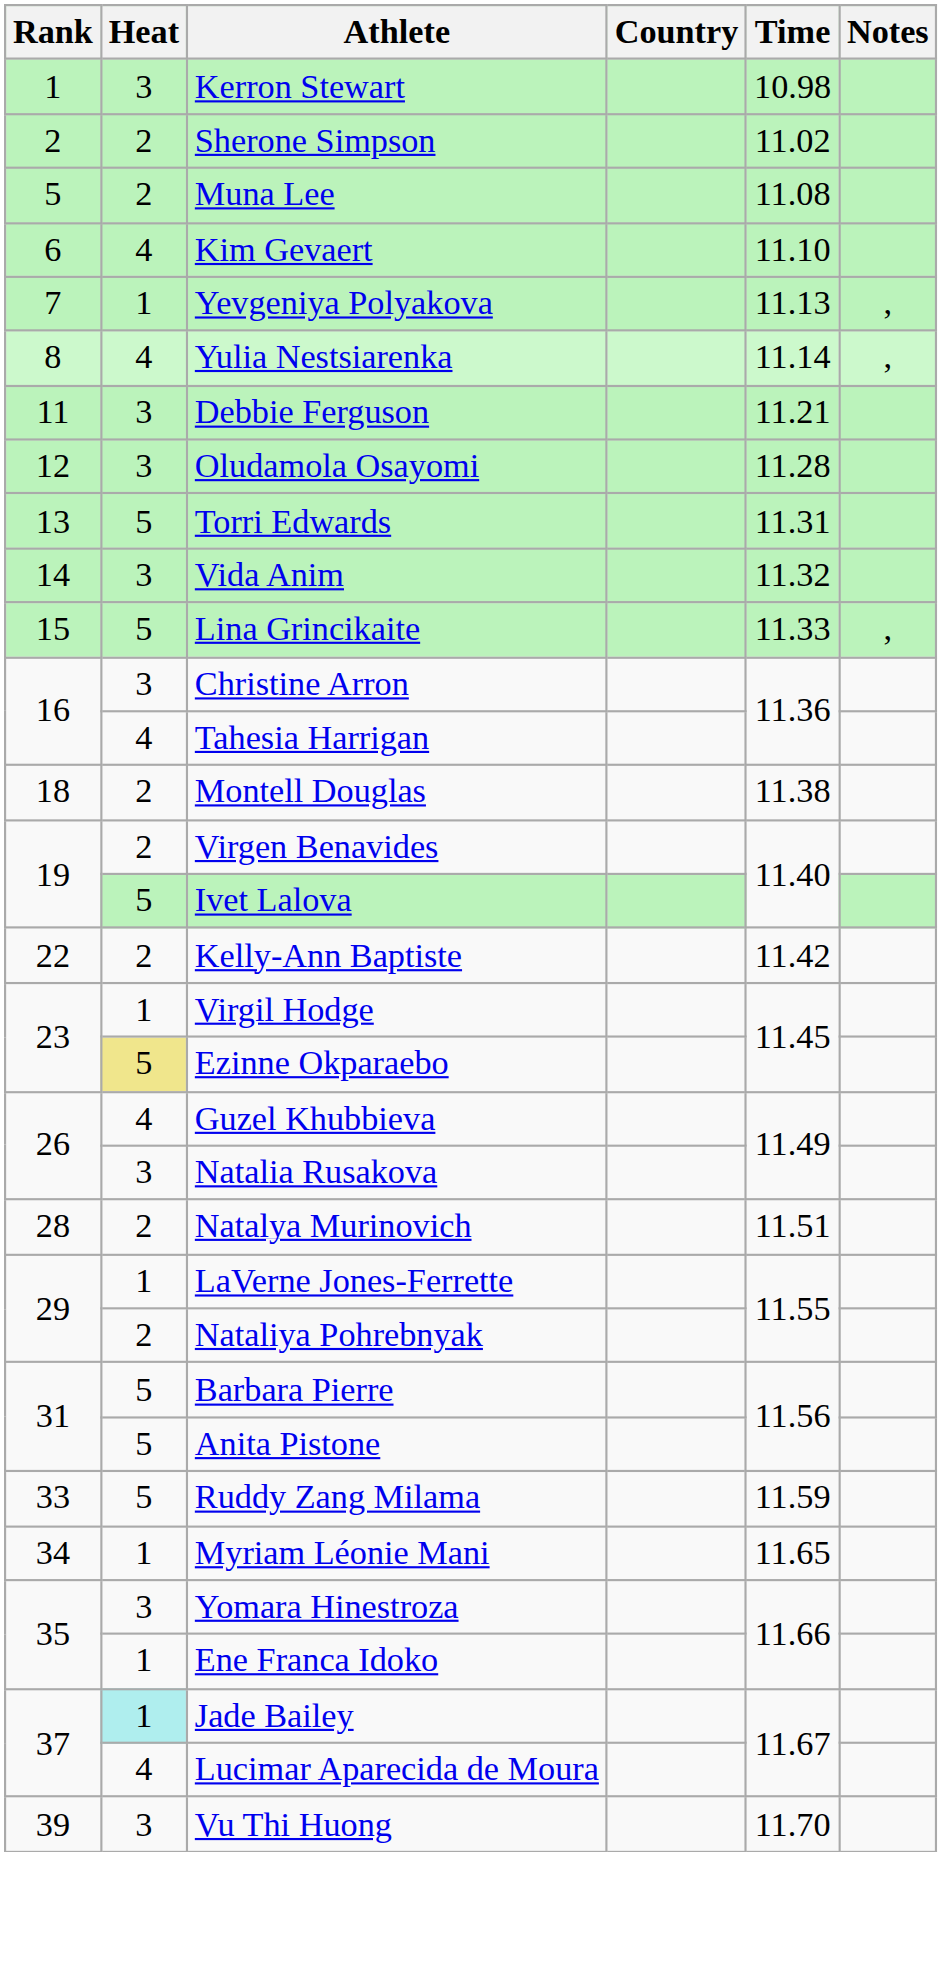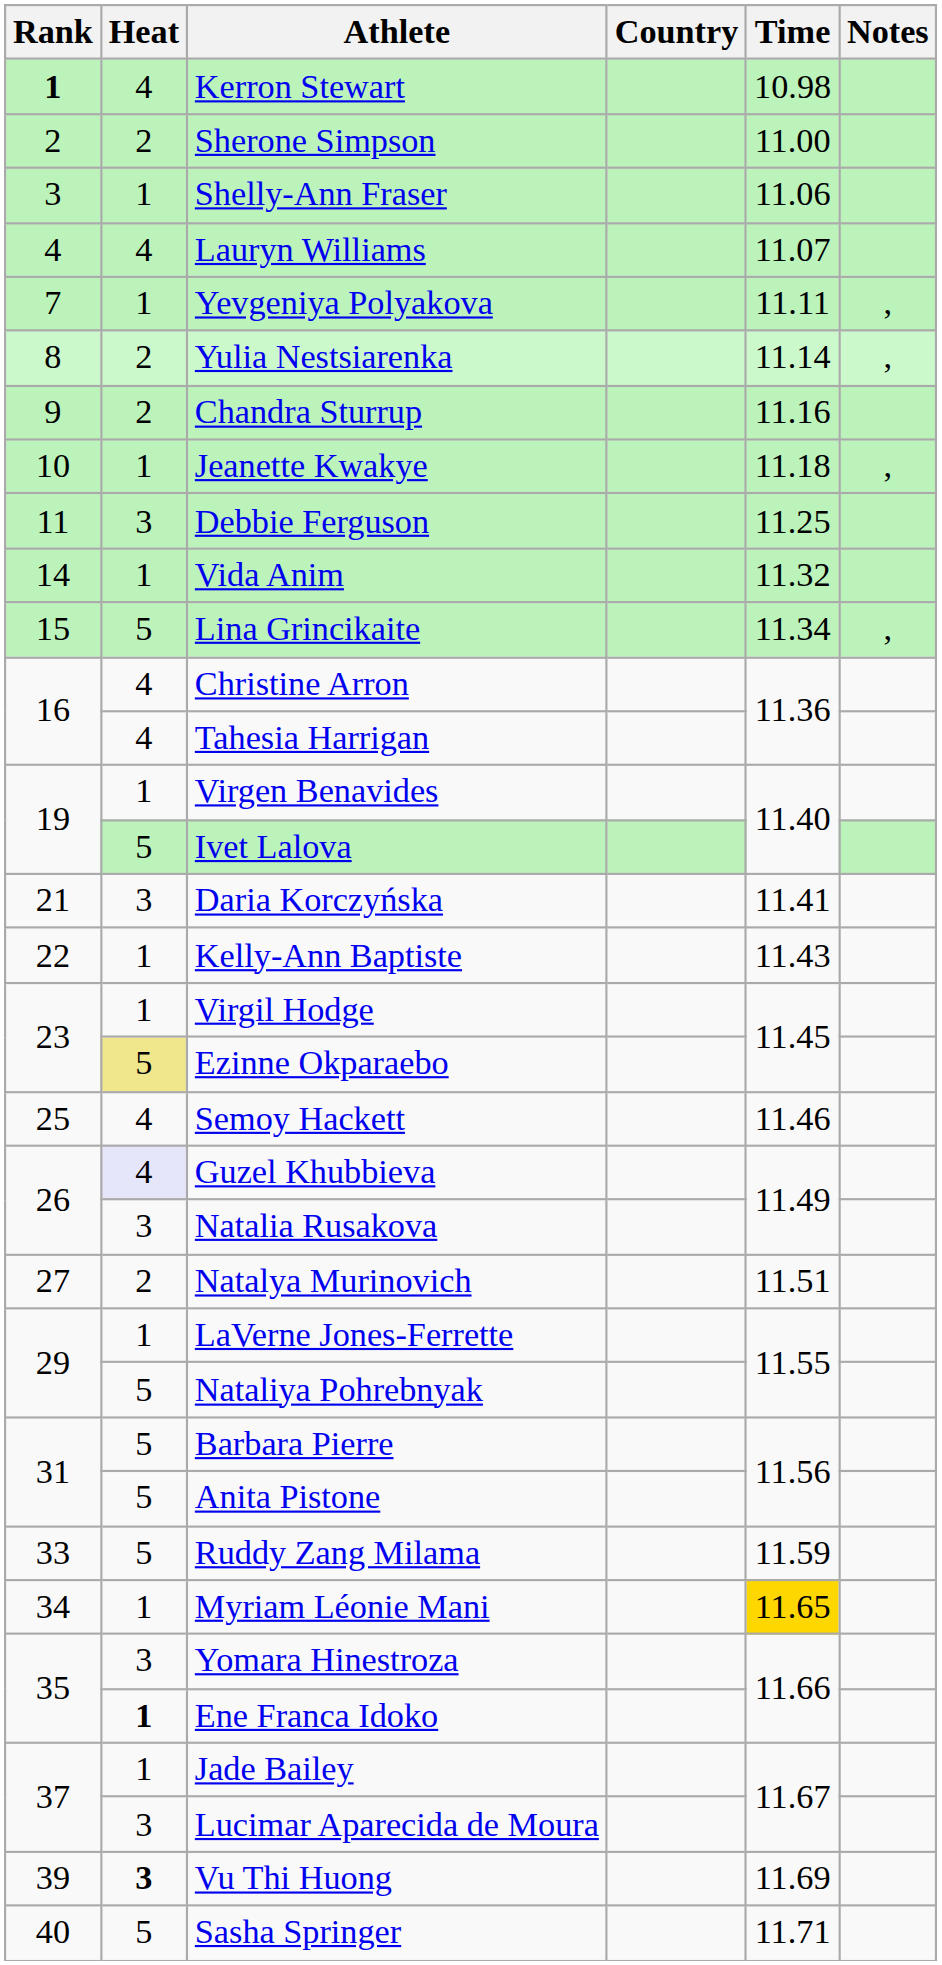(53, 85) normal -> (53, 85) bold
(144, 85) 3 -> (144, 85) 4
(793, 140) 11.02 -> (793, 140) 11.00
+ row: (321, 194)
+ row: (310, 248)
- row: (265, 194)
- row: (284, 248)
(793, 303) 11.13 -> (793, 303) 11.11
(144, 357) 4 -> (144, 357) 2
+ row: (308, 411)
+ row: (311, 466)
(793, 411) 11.21 -> (793, 520) 11.25
- row: (337, 466)
- row: (293, 520)
(144, 574) 3 -> (144, 574) 1
(793, 628) 11.33 -> (793, 628) 11.34
(144, 683) 3 -> (144, 683) 4
- row: (310, 791)
(144, 846) 2 -> (144, 791) 1
+ row: (319, 900)
(144, 954) 2 -> (144, 954) 1
(793, 954) 11.42 -> (793, 954) 11.43
+ row: (300, 1117)
(144, 1117) no background -> (144, 1172) lavender background
(53, 1226) 28 -> (53, 1280) 27
(144, 1334) 2 -> (144, 1389) 5
(793, 1552) no background -> (793, 1606) gold background
(144, 1660) normal -> (144, 1715) bold
(144, 1715) paleturquoise background -> (144, 1769) no background
(144, 1769) 4 -> (144, 1823) 3
(144, 1823) normal -> (144, 1877) bold
(793, 1823) 11.70 -> (793, 1877) 11.69
+ row: (298, 1932)
